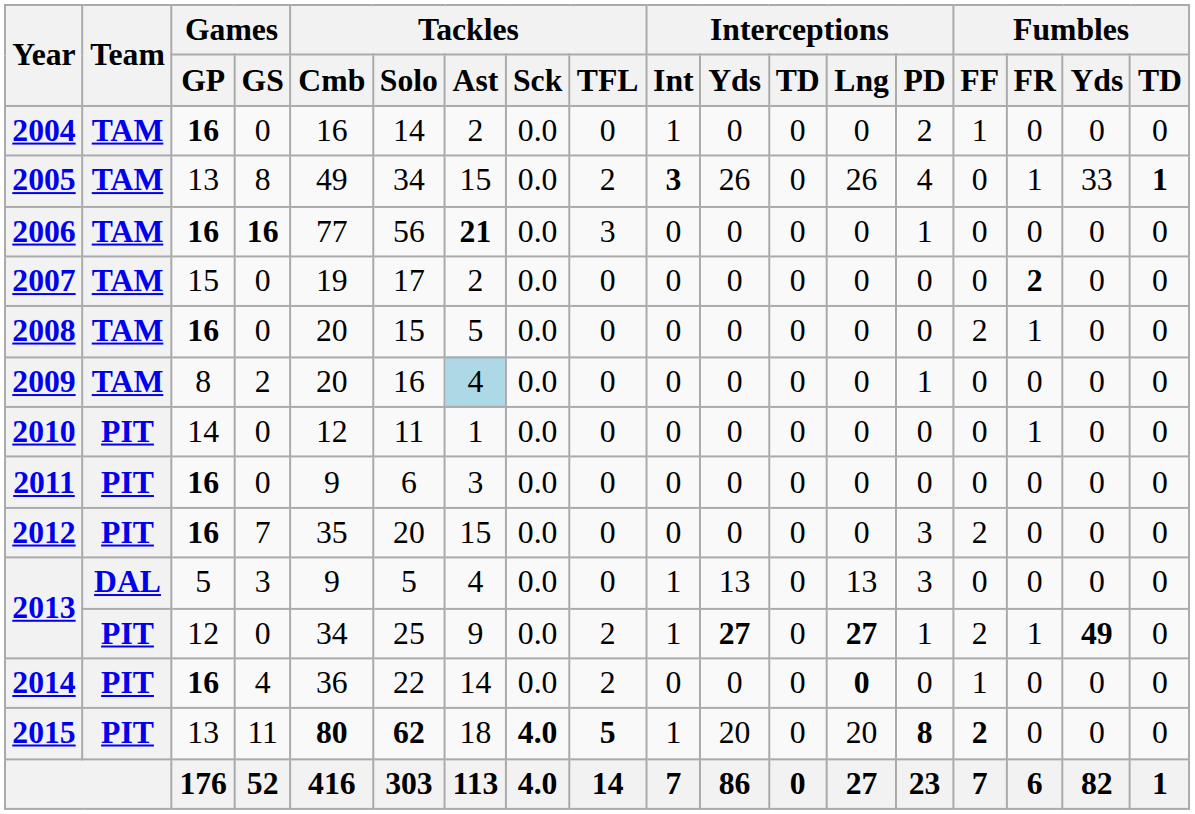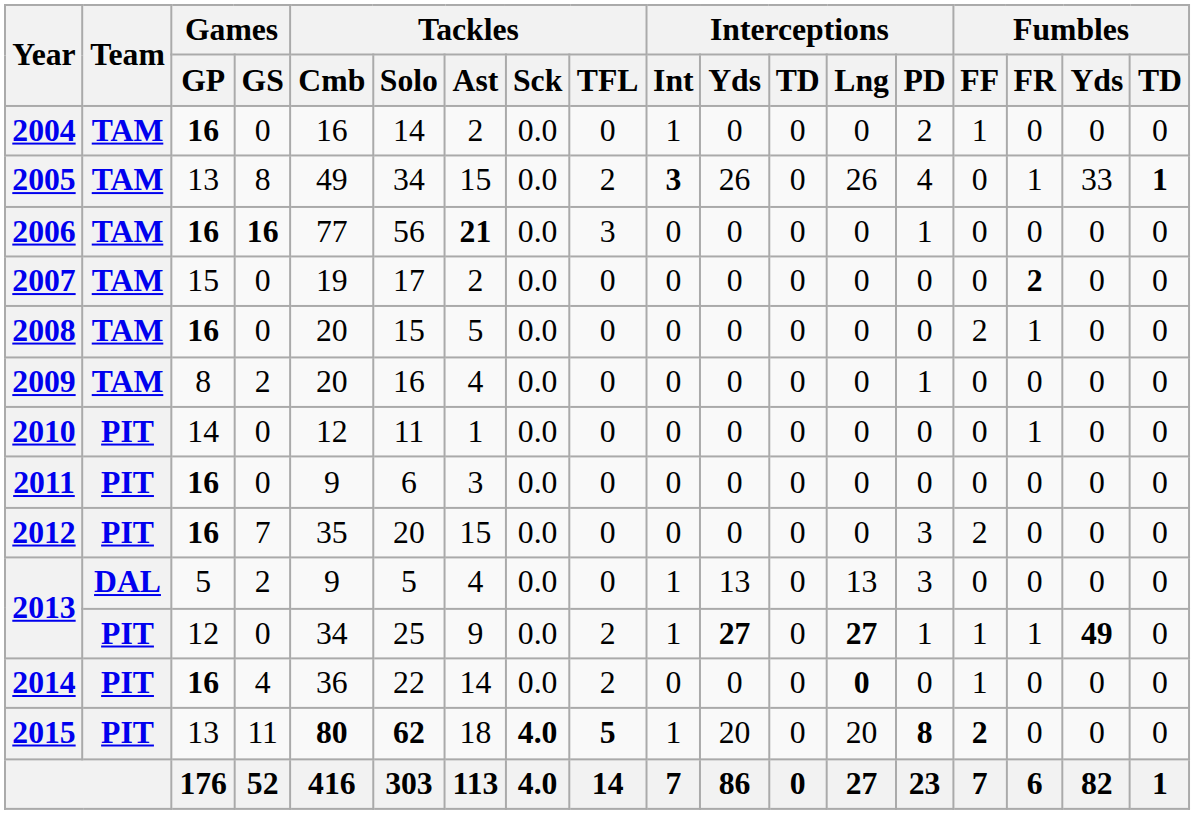(475, 381) lightblue background -> (475, 381) no background
(263, 582) 3 -> (263, 582) 2
(980, 632) 2 -> (980, 632) 1
